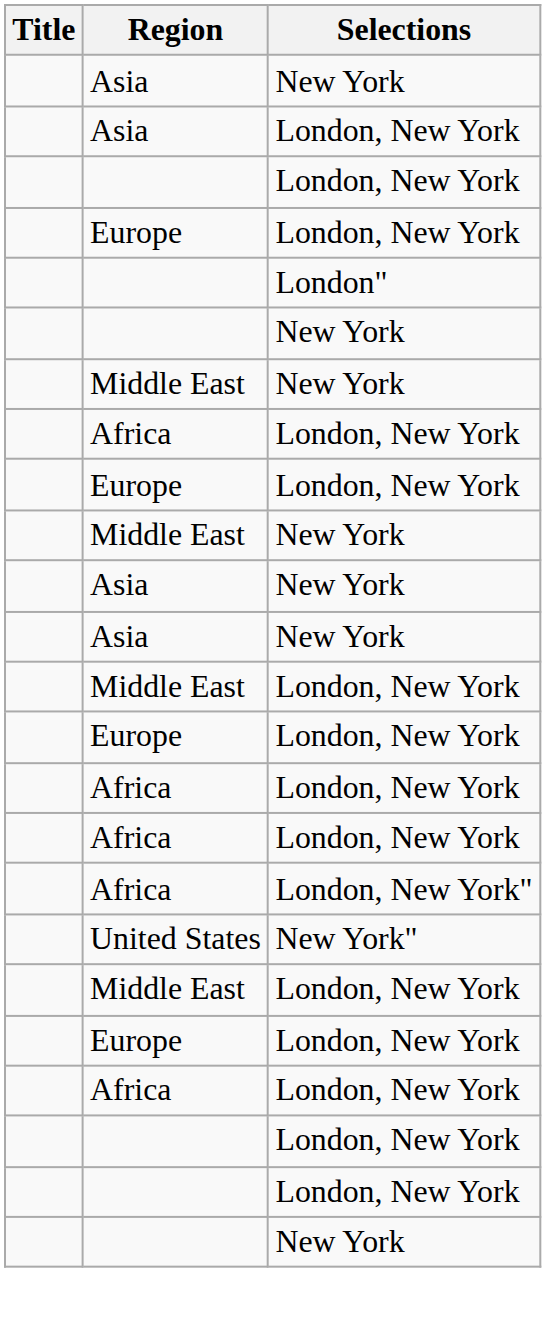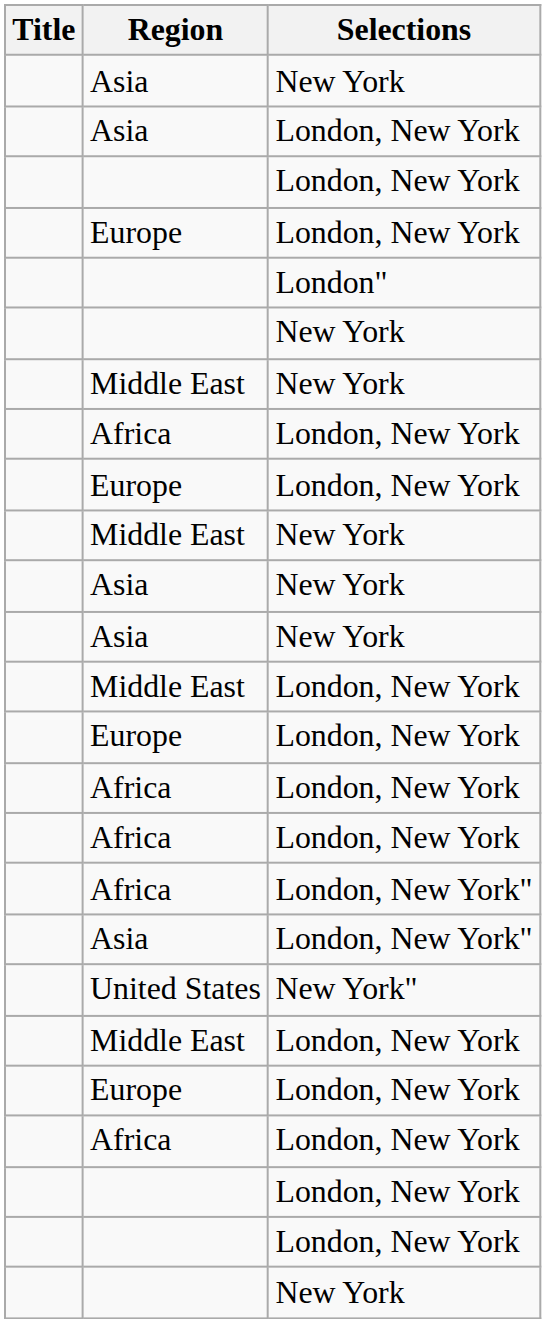+ row: (119, 938)
